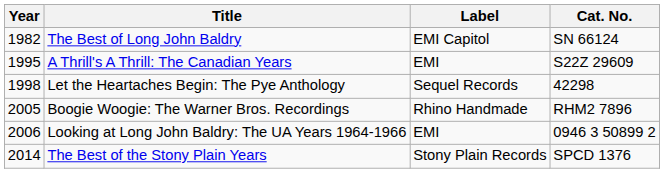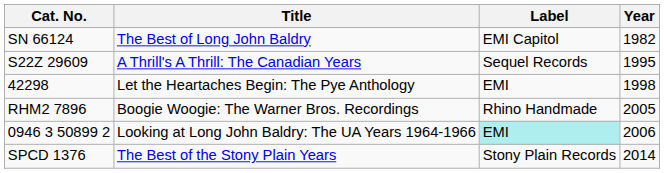columns swapped: (24, 16) <-> (604, 16)
(426, 62) EMI -> (535, 62) Sequel Records
(466, 86) Sequel Records -> (496, 86) EMI
(426, 132) no background -> (496, 132) paleturquoise background
